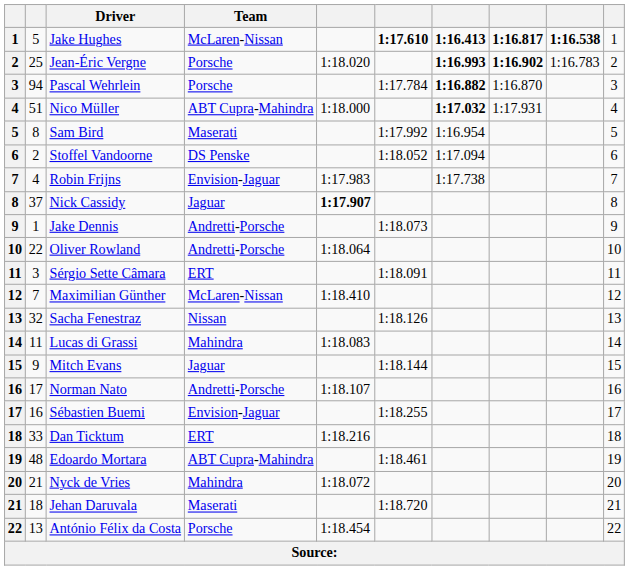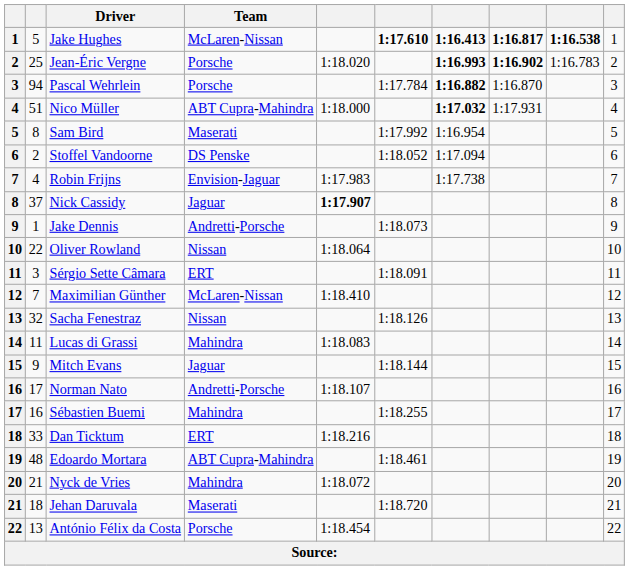(236, 249) Andretti-Porsche -> (207, 249) Nissan
(234, 412) Envision-Jaguar -> (215, 412) Mahindra
